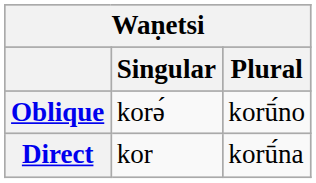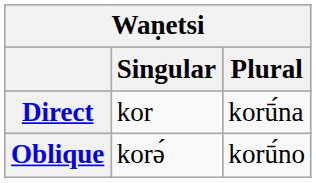rows swapped: (58, 154) <-> (58, 111)
